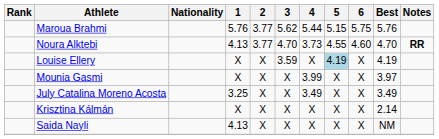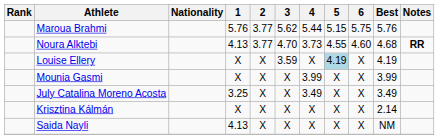(387, 45) 4.70 -> (387, 45) 4.68
(387, 77) 3.97 -> (387, 77) 3.99
